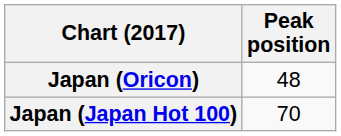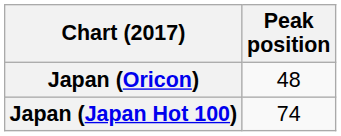(289, 113) 70 -> (289, 113) 74
